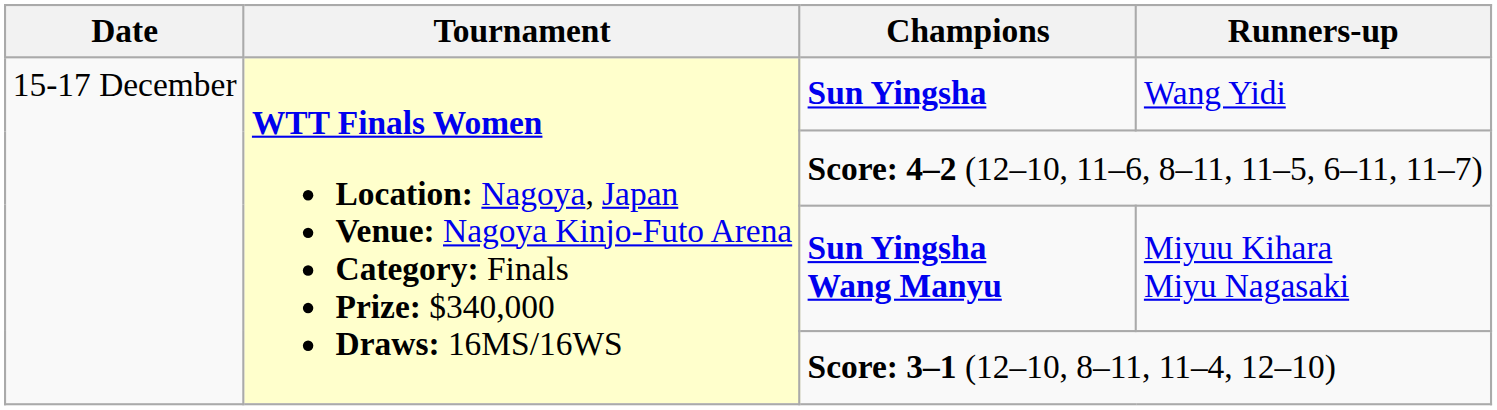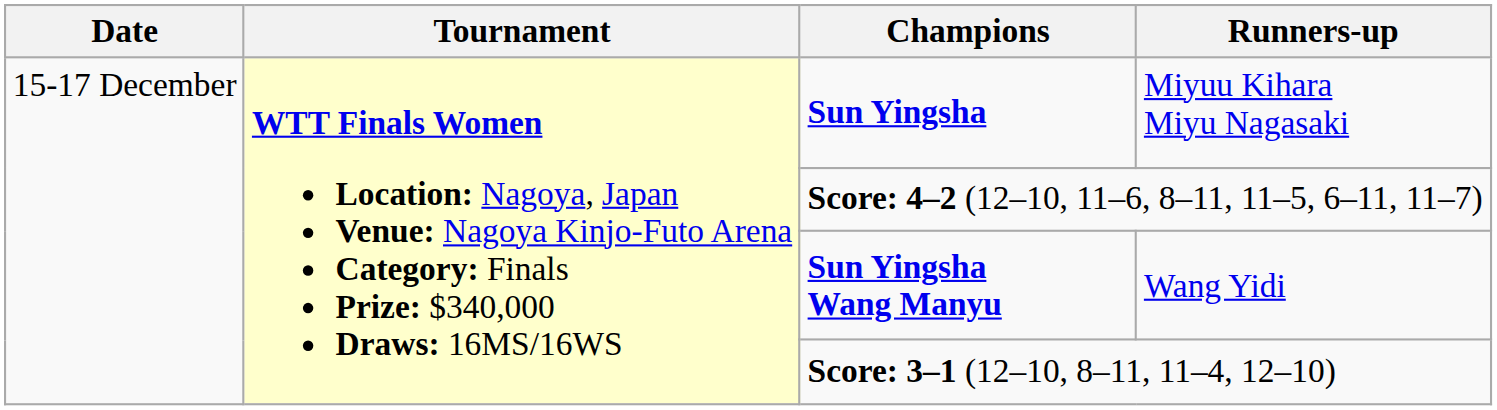(1215, 94) Wang Yidi -> (1247, 102) Miyuu Kihara Miyu Nagasaki
(1247, 266) Miyuu Kihara Miyu Nagasaki -> (1215, 284) Wang Yidi
